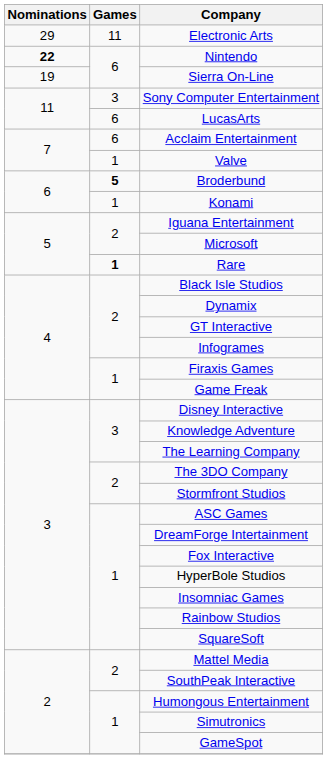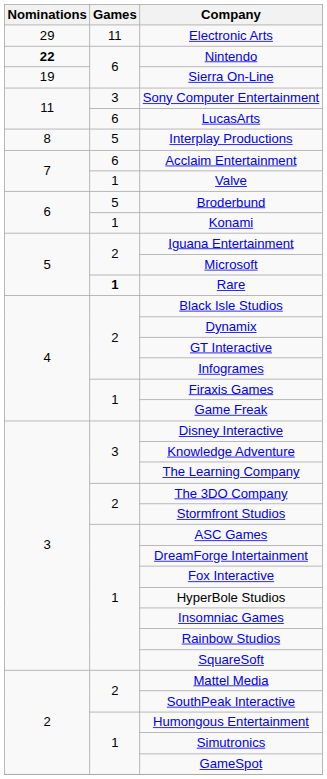+ row: (231, 139)
(115, 181) bold -> (115, 202) normal
